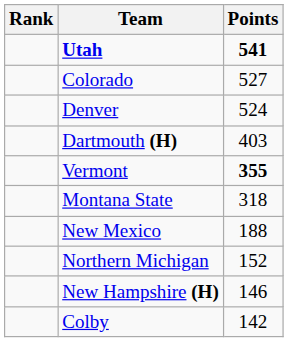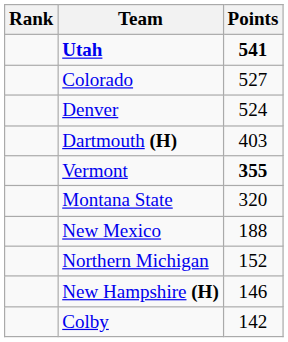(253, 200) 318 -> (253, 200) 320
